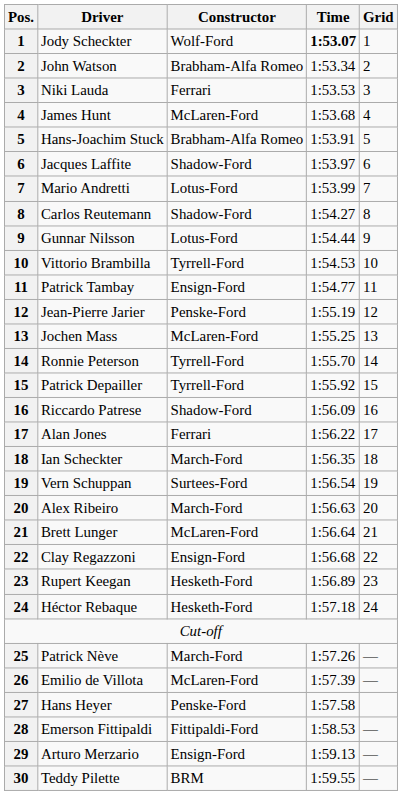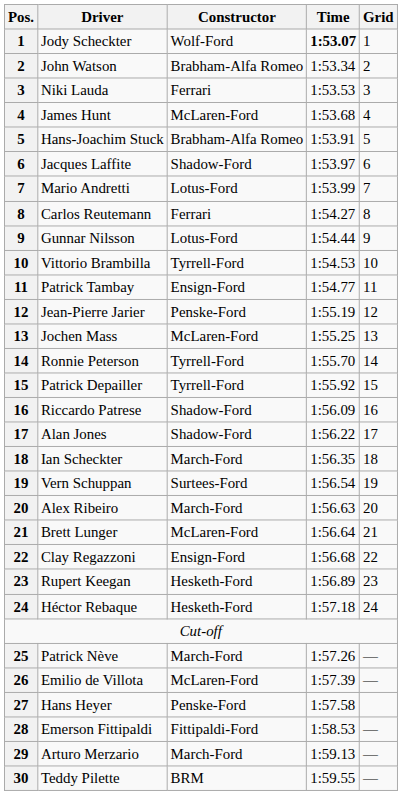(211, 213) Shadow-Ford -> (191, 213) Ferrari
(191, 434) Ferrari -> (211, 434) Shadow-Ford
(208, 753) Ensign-Ford -> (207, 753) March-Ford
